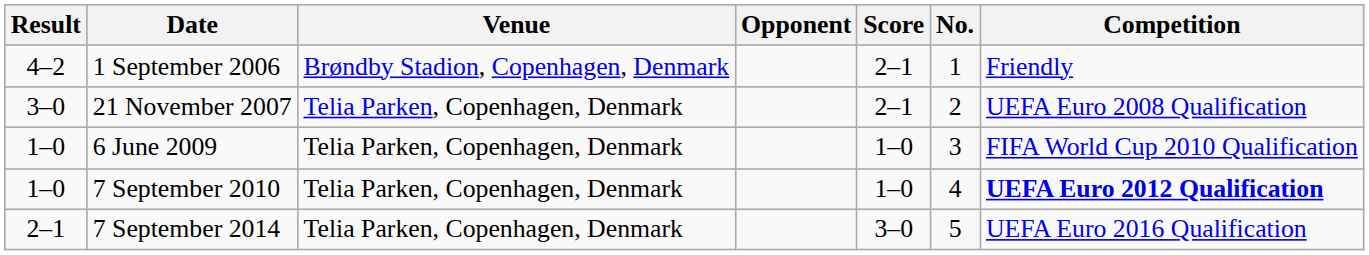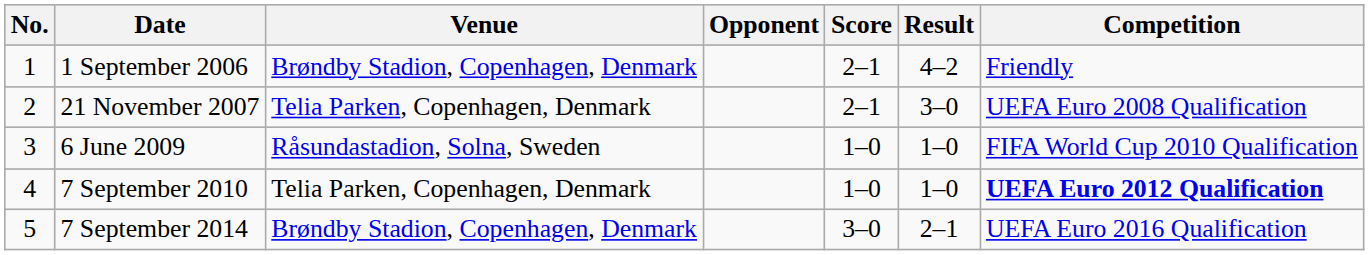columns swapped: (955, 24) <-> (46, 24)
(493, 147) Telia Parken, Copenhagen, Denmark -> (436, 147) Råsundastadion, Solna, Sweden
(493, 229) Telia Parken, Copenhagen, Denmark -> (484, 229) Brøndby Stadion, Copenhagen, Denmark
